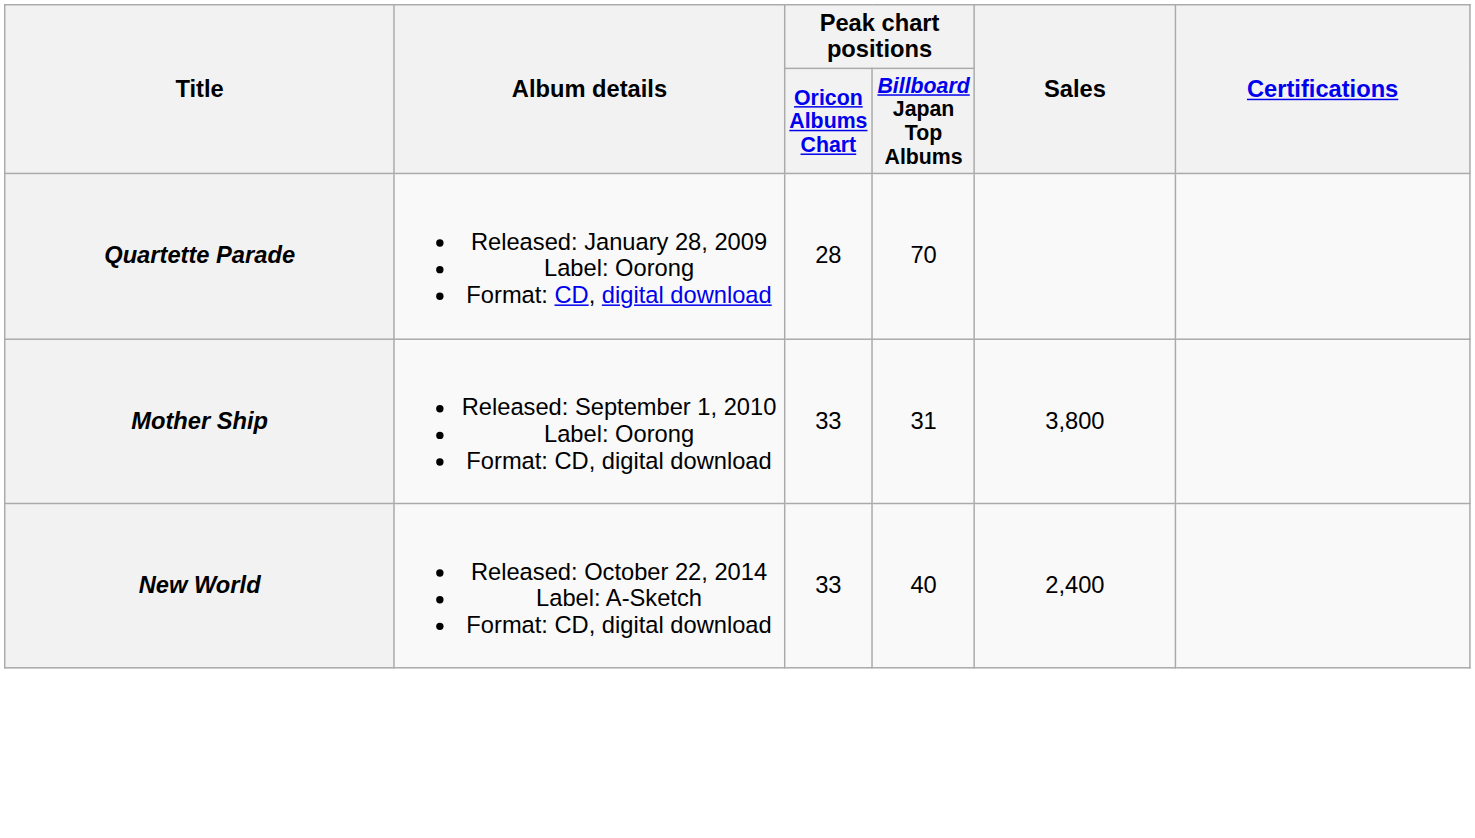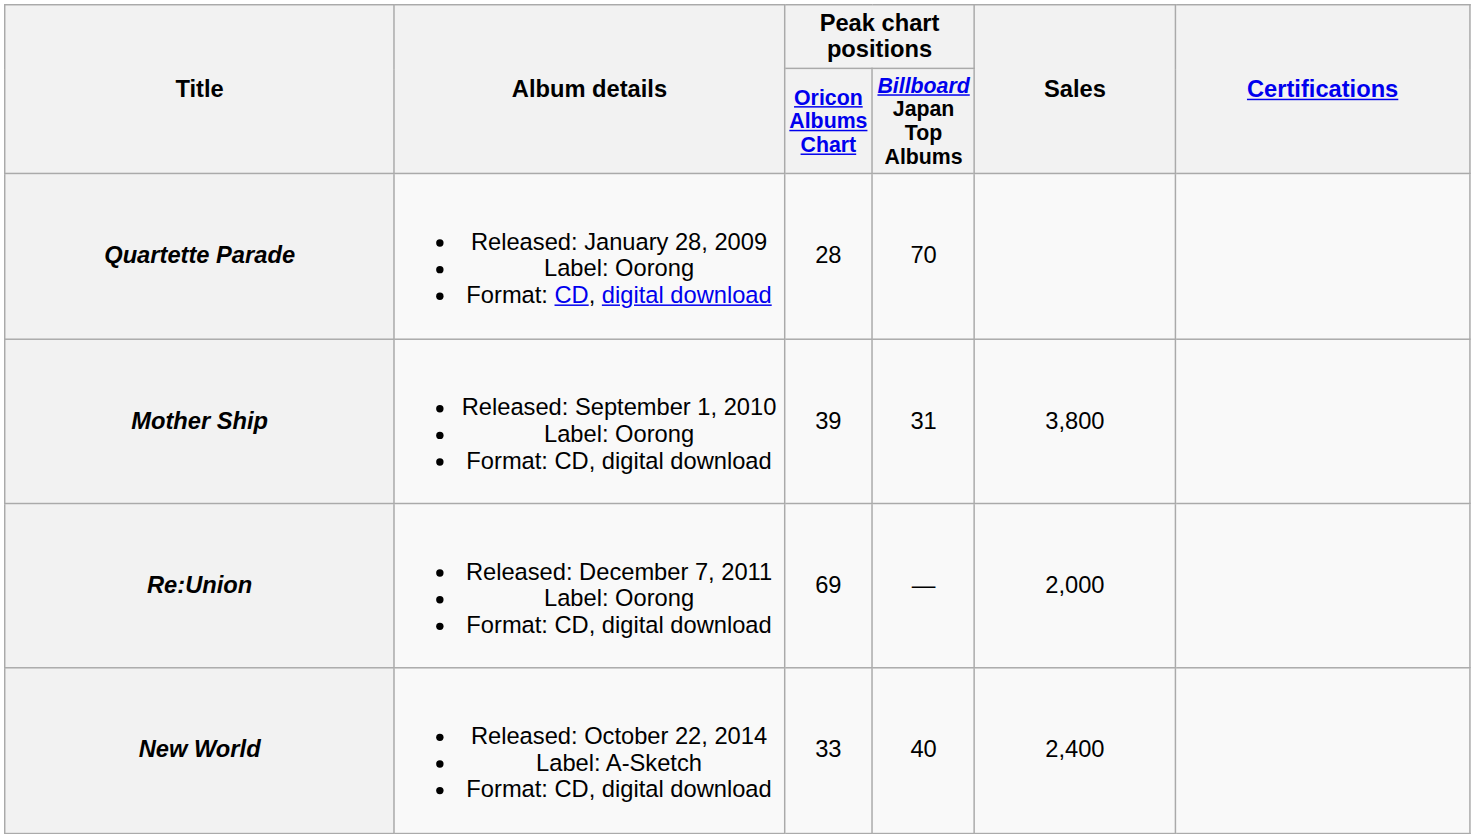(828, 420) 33 -> (828, 420) 39
+ row: (200, 585)
